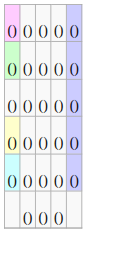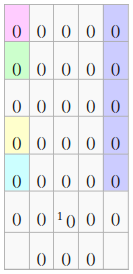+ row: (17, 219)
